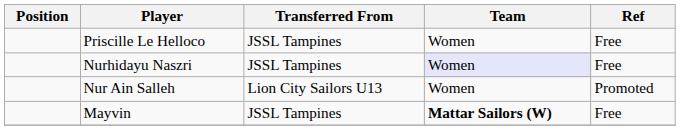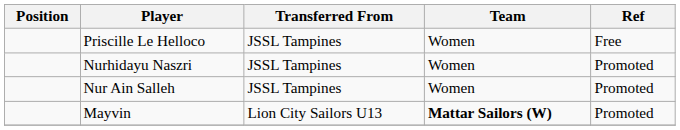(451, 64) lavender background -> (451, 64) no background
(608, 64) Free -> (624, 64) Promoted
(315, 88) Lion City Sailors U13 -> (294, 88) JSSL Tampines
(294, 112) JSSL Tampines -> (315, 112) Lion City Sailors U13
(608, 112) Free -> (624, 112) Promoted
